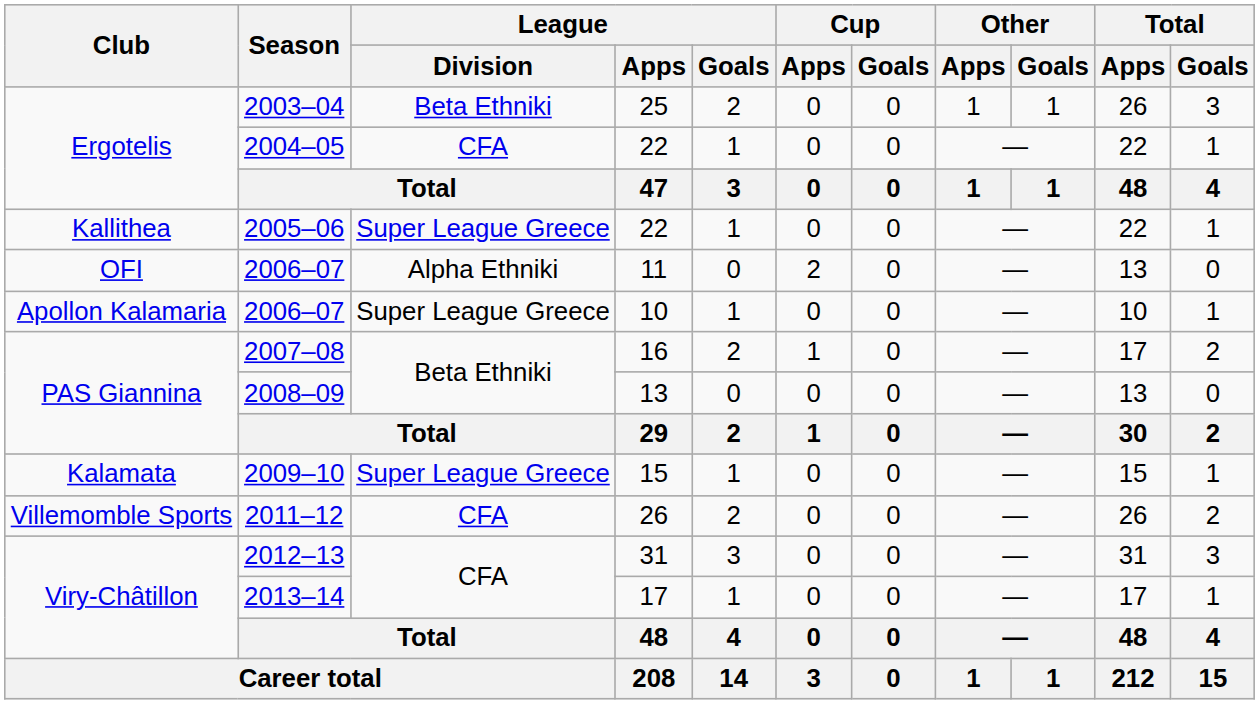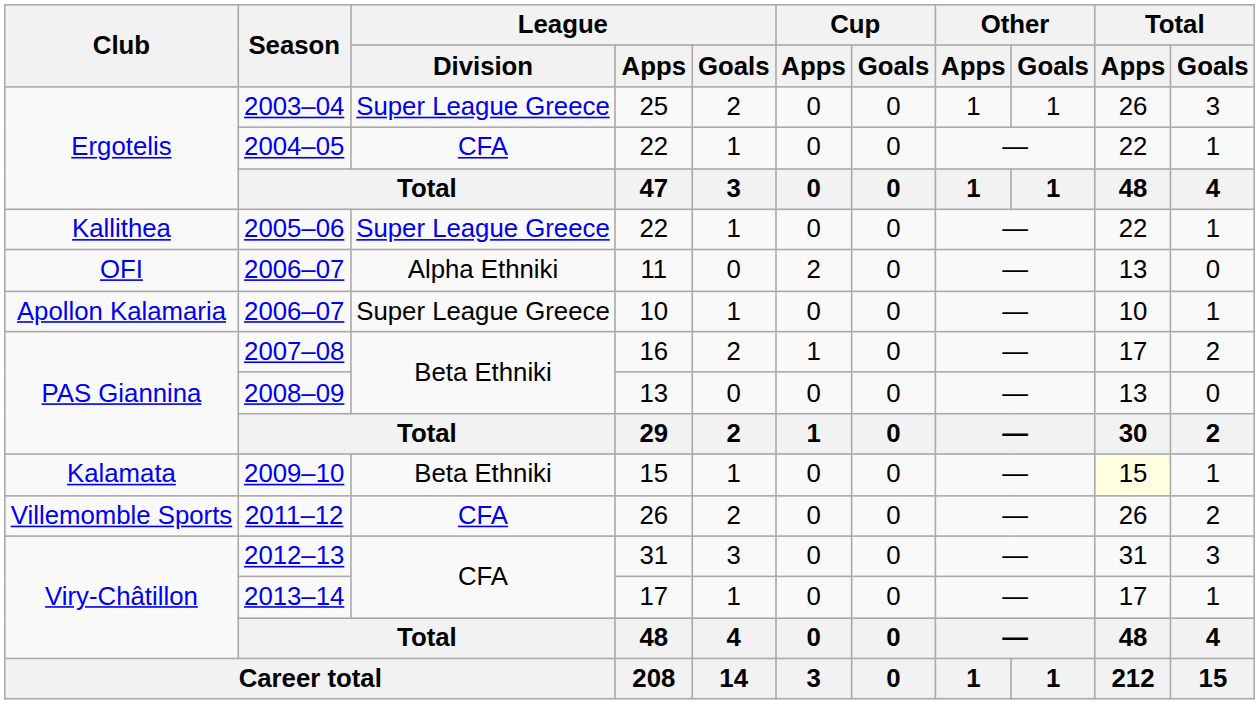(483, 106) Beta Ethniki -> (483, 106) Super League Greece
(483, 474) Super League Greece -> (483, 474) Beta Ethniki
(1133, 474) no background -> (1133, 474) lightyellow background
